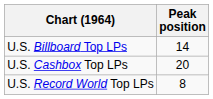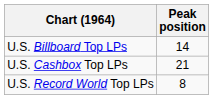(183, 65) 20 -> (183, 65) 21
